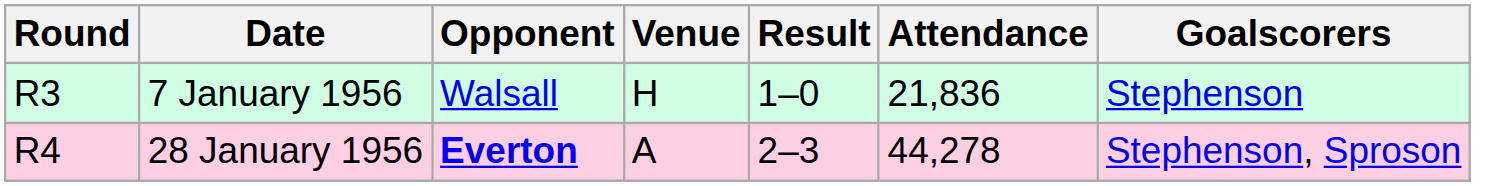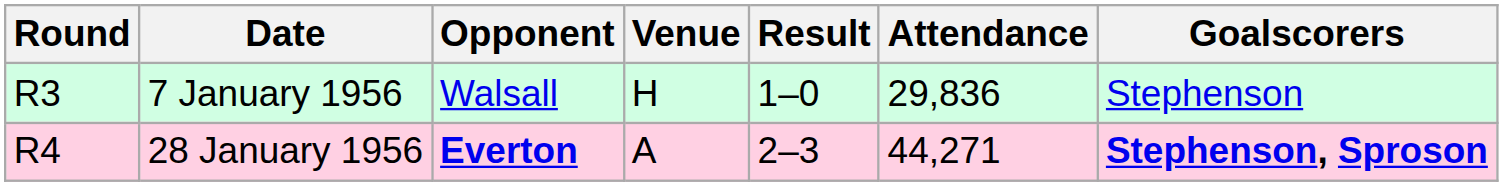(944, 92) 21,836 -> (944, 92) 29,836
(944, 151) 44,278 -> (944, 151) 44,271
(1284, 151) normal -> (1297, 151) bold
